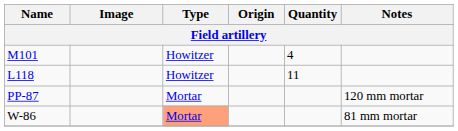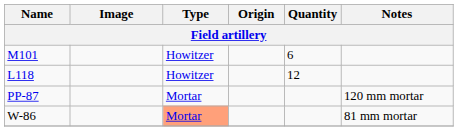(290, 55) 4 -> (290, 55) 6
(293, 75) 11 -> (294, 75) 12
